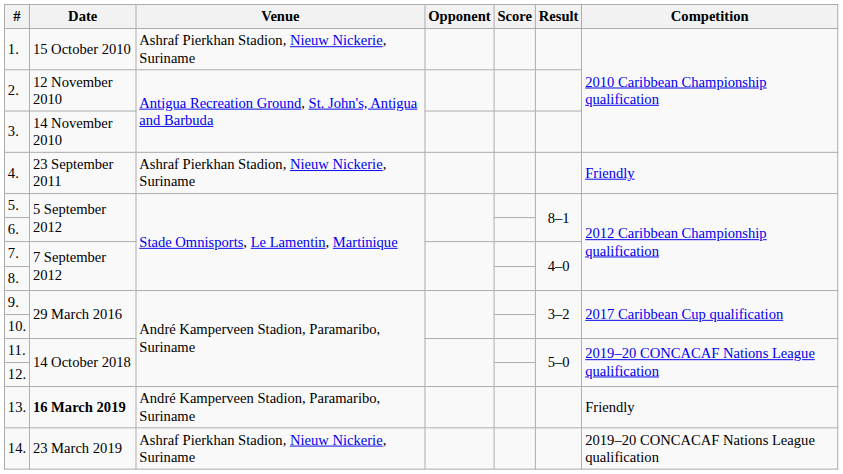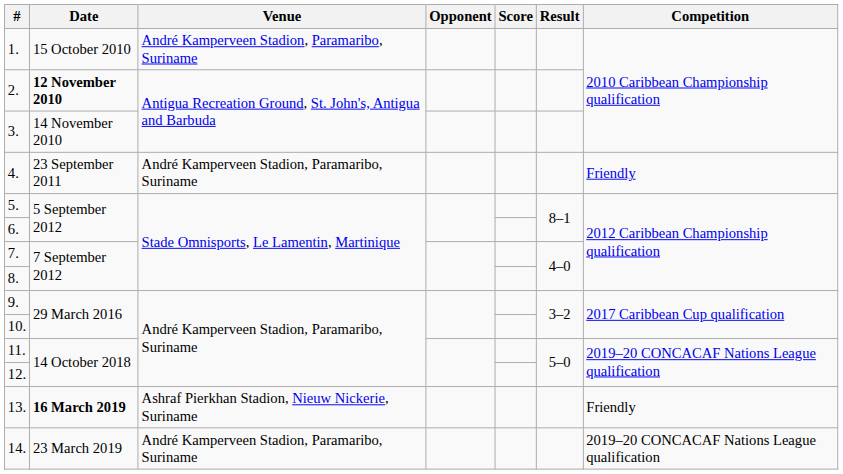(263, 49) Ashraf Pierkhan Stadion, Nieuw Nickerie, Suriname -> (262, 49) André Kamperveen Stadion, Paramaribo, Suriname
(73, 90) normal -> (74, 90) bold
(263, 173) Ashraf Pierkhan Stadion, Nieuw Nickerie, Suriname -> (262, 173) André Kamperveen Stadion, Paramaribo, Suriname
(260, 407) André Kamperveen Stadion, Paramaribo, Suriname -> (265, 407) Ashraf Pierkhan Stadion, Nieuw Nickerie, Suriname
(263, 448) Ashraf Pierkhan Stadion, Nieuw Nickerie, Suriname -> (262, 448) André Kamperveen Stadion, Paramaribo, Suriname
